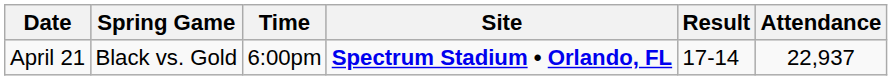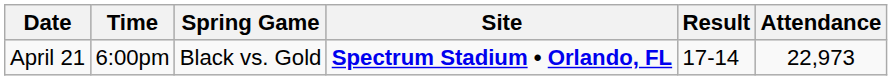columns swapped: (284, 22) <-> (166, 22)
(821, 58) 22,937 -> (821, 58) 22,973
